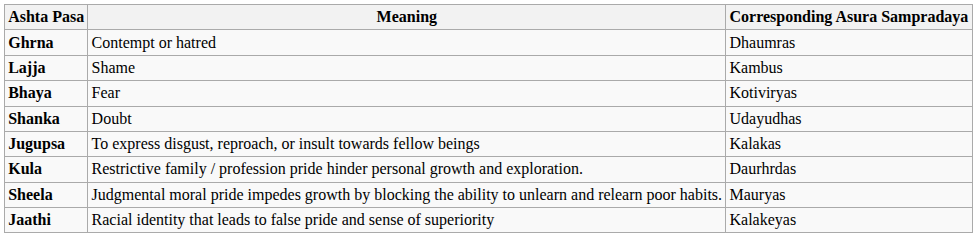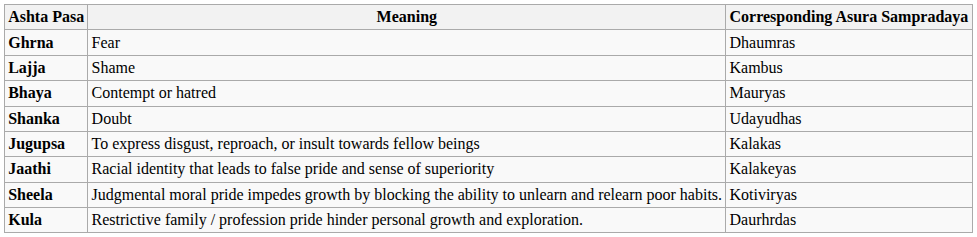(154, 42) Contempt or hatred -> (106, 42) Fear
(106, 93) Fear -> (154, 93) Contempt or hatred
(763, 93) Kotiviryas -> (757, 93) Mauryas
rows swapped: (25, 169) <-> (30, 220)
(757, 194) Mauryas -> (763, 194) Kotiviryas
